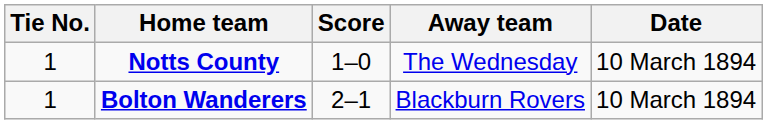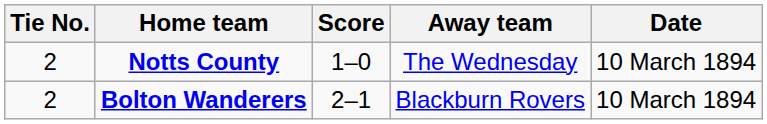(50, 61) 1 -> (50, 61) 2
(50, 99) 1 -> (50, 99) 2
